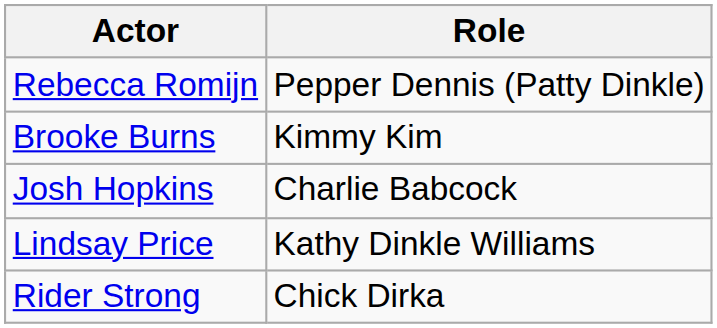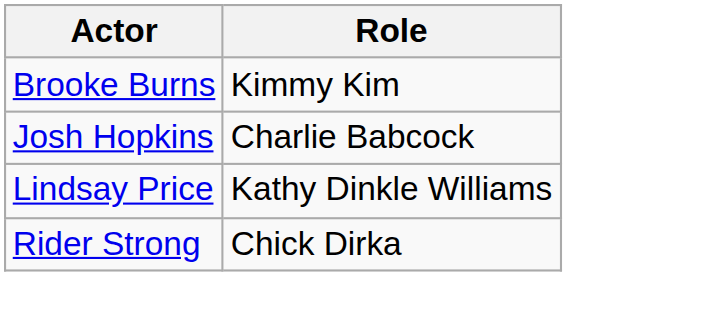- row: (135, 84)
